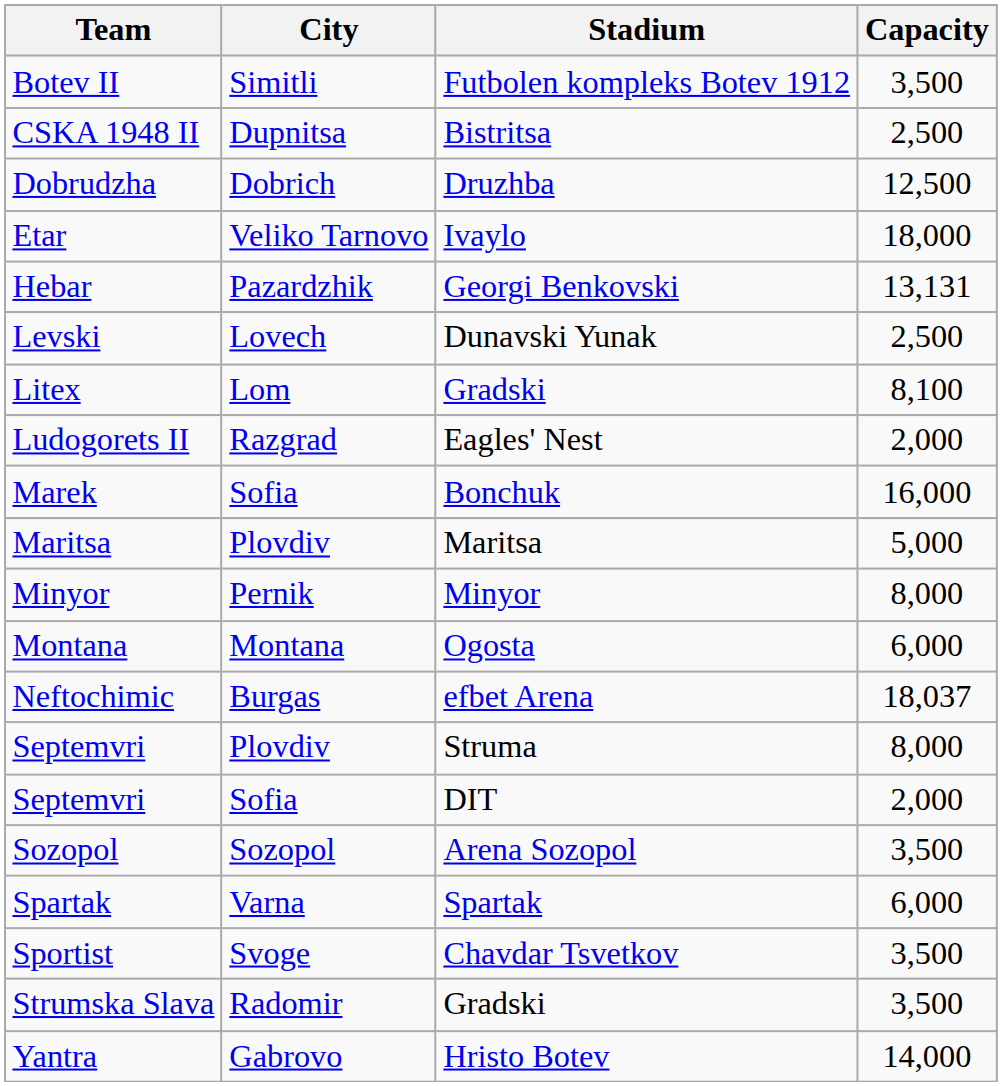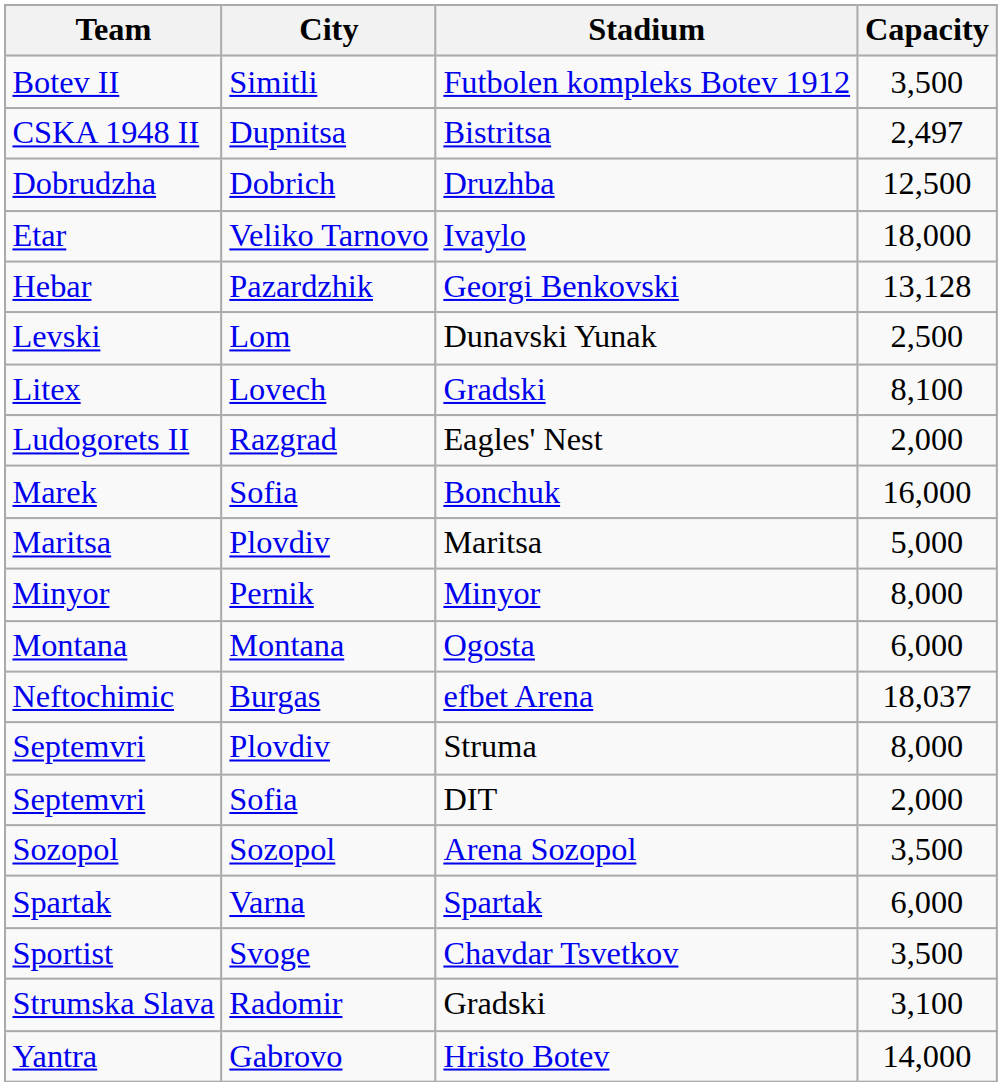(927, 132) 2,500 -> (927, 132) 2,497
(927, 286) 13,131 -> (927, 286) 13,128
(278, 337) Lovech -> (260, 337) Lom
(260, 388) Lom -> (278, 388) Lovech
(927, 1004) 3,500 -> (927, 1004) 3,100
